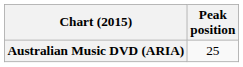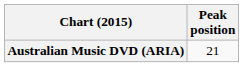(213, 51) 25 -> (213, 51) 21
